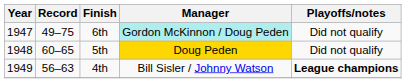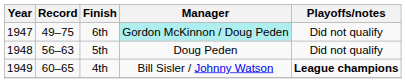(58, 50) 60–65 -> (58, 50) 56–63
(205, 50) gold background -> (205, 50) no background
(58, 68) 56–63 -> (58, 68) 60–65
